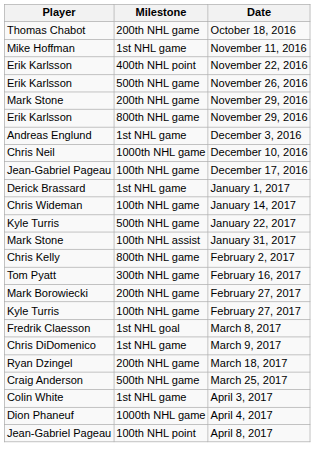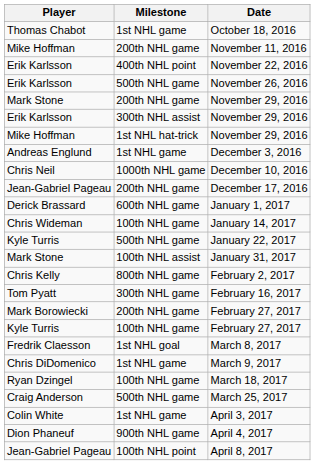(158, 30) 200th NHL game -> (151, 30) 1st NHL game
(151, 48) 1st NHL game -> (158, 48) 200th NHL game
(158, 118) 800th NHL game -> (158, 118) 300th NHL assist
+ row: (41, 135)
(158, 170) 100th NHL game -> (158, 188) 200th NHL game
(151, 188) 1st NHL game -> (158, 205) 600th NHL game
(158, 363) 200th NHL game -> (158, 380) 100th NHL game
(161, 415) 1000th NHL game -> (158, 433) 900th NHL game
